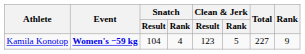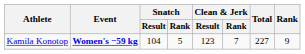(180, 42) 4 -> (180, 42) 5
(236, 42) 5 -> (236, 42) 7
